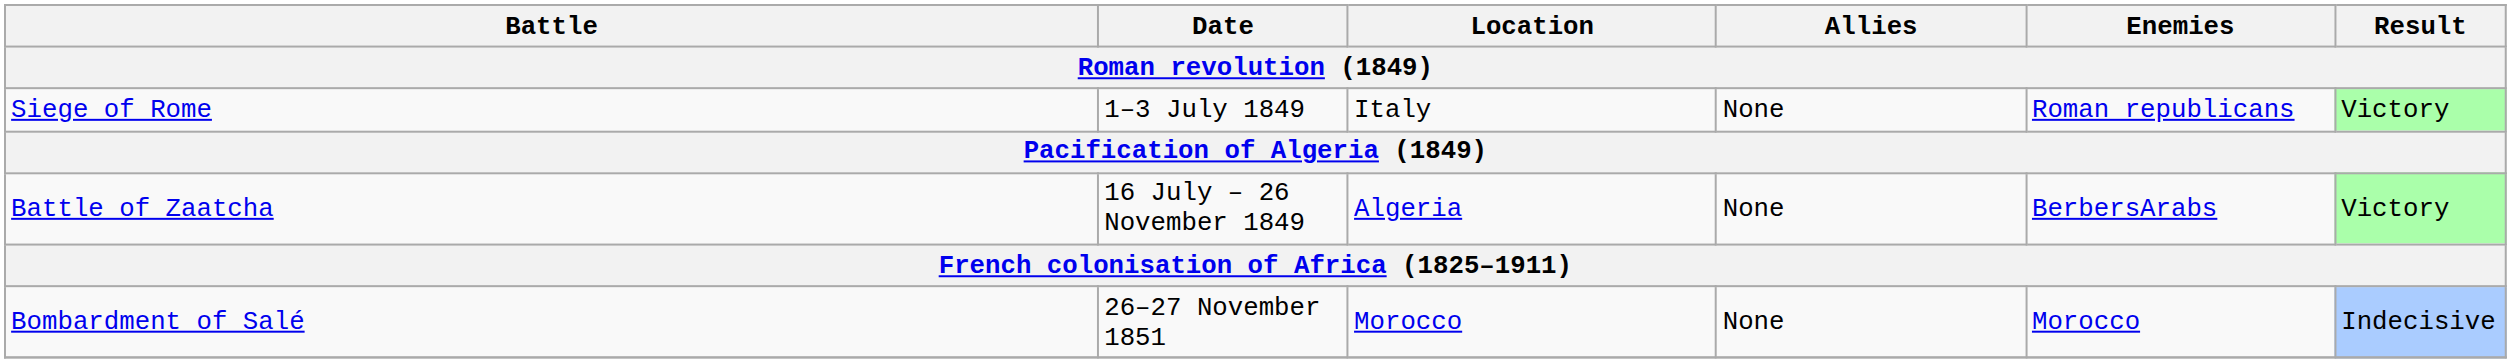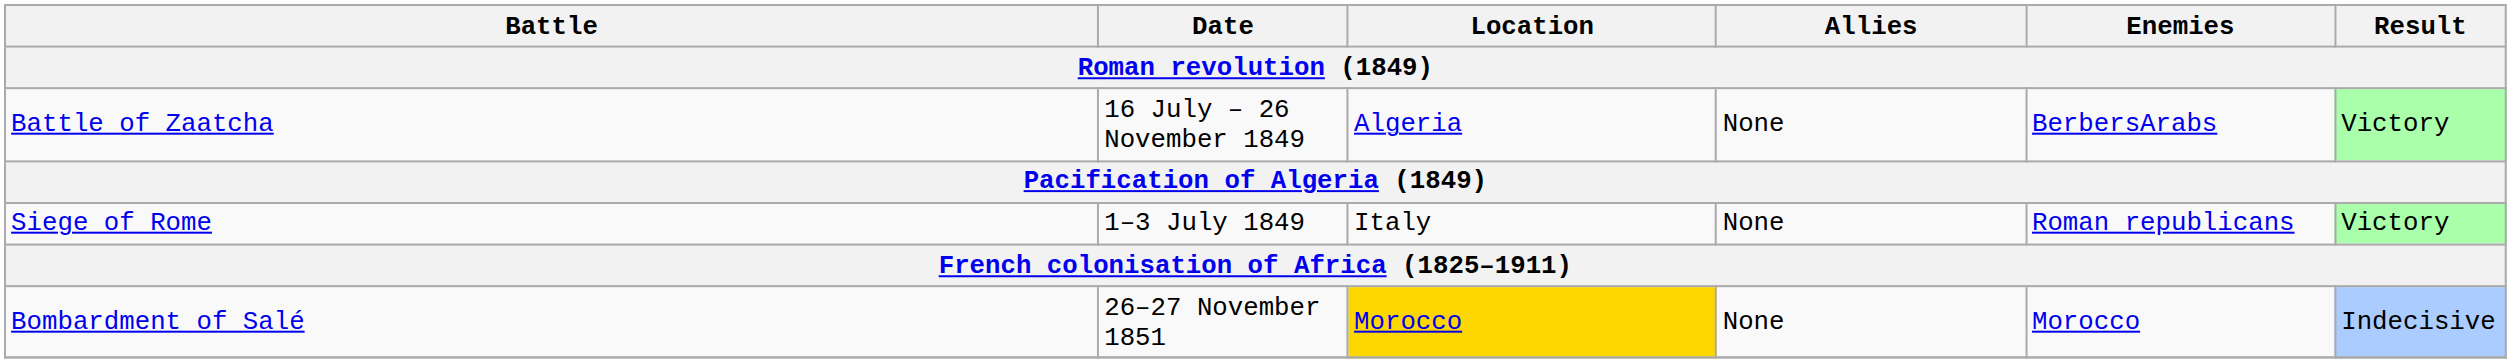rows swapped: (112, 110) <-> (142, 209)
(1408, 322) no background -> (1408, 322) gold background
